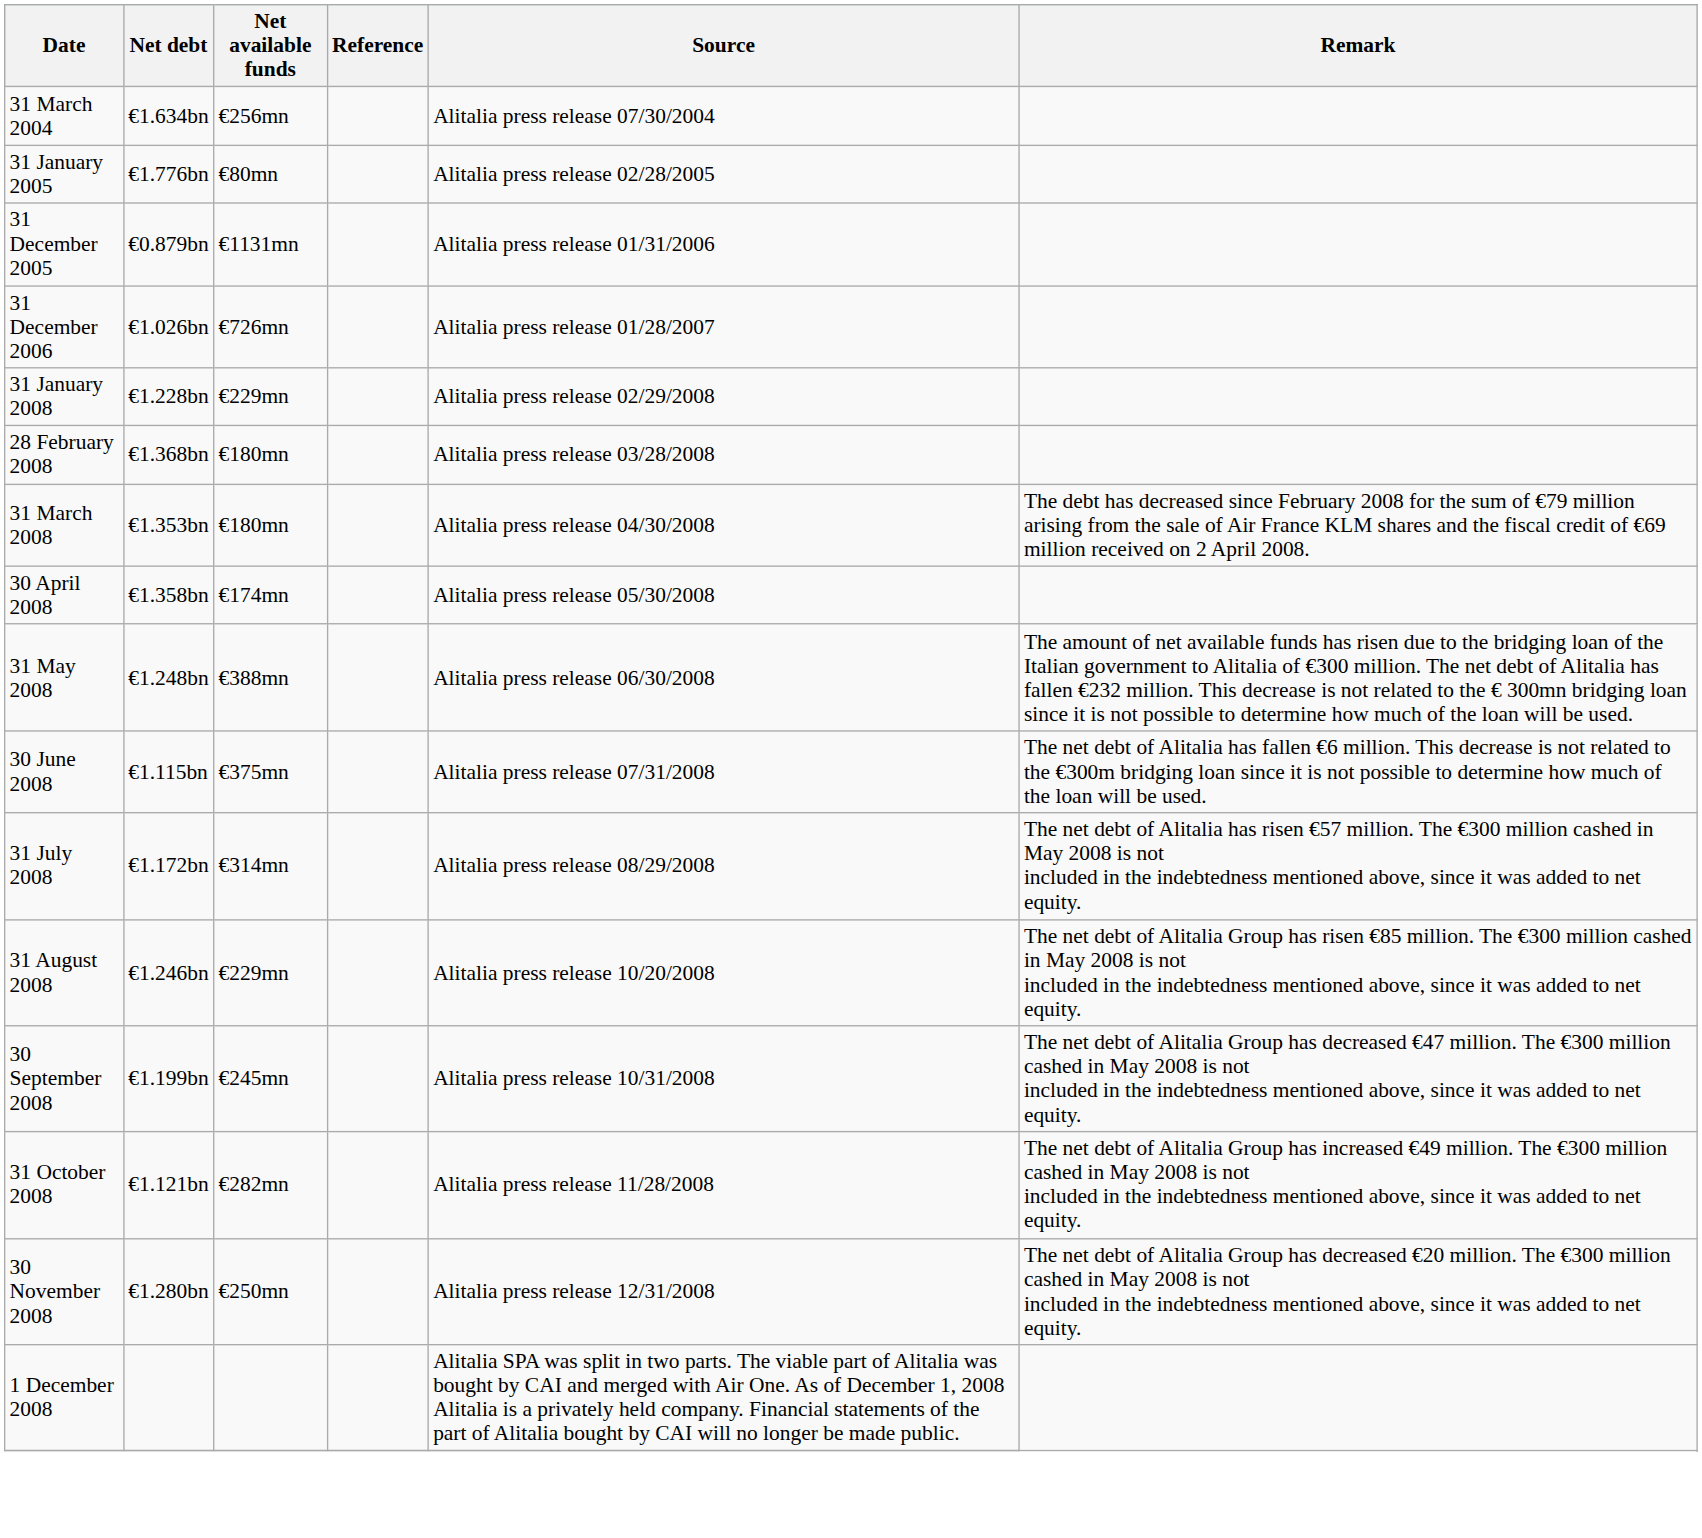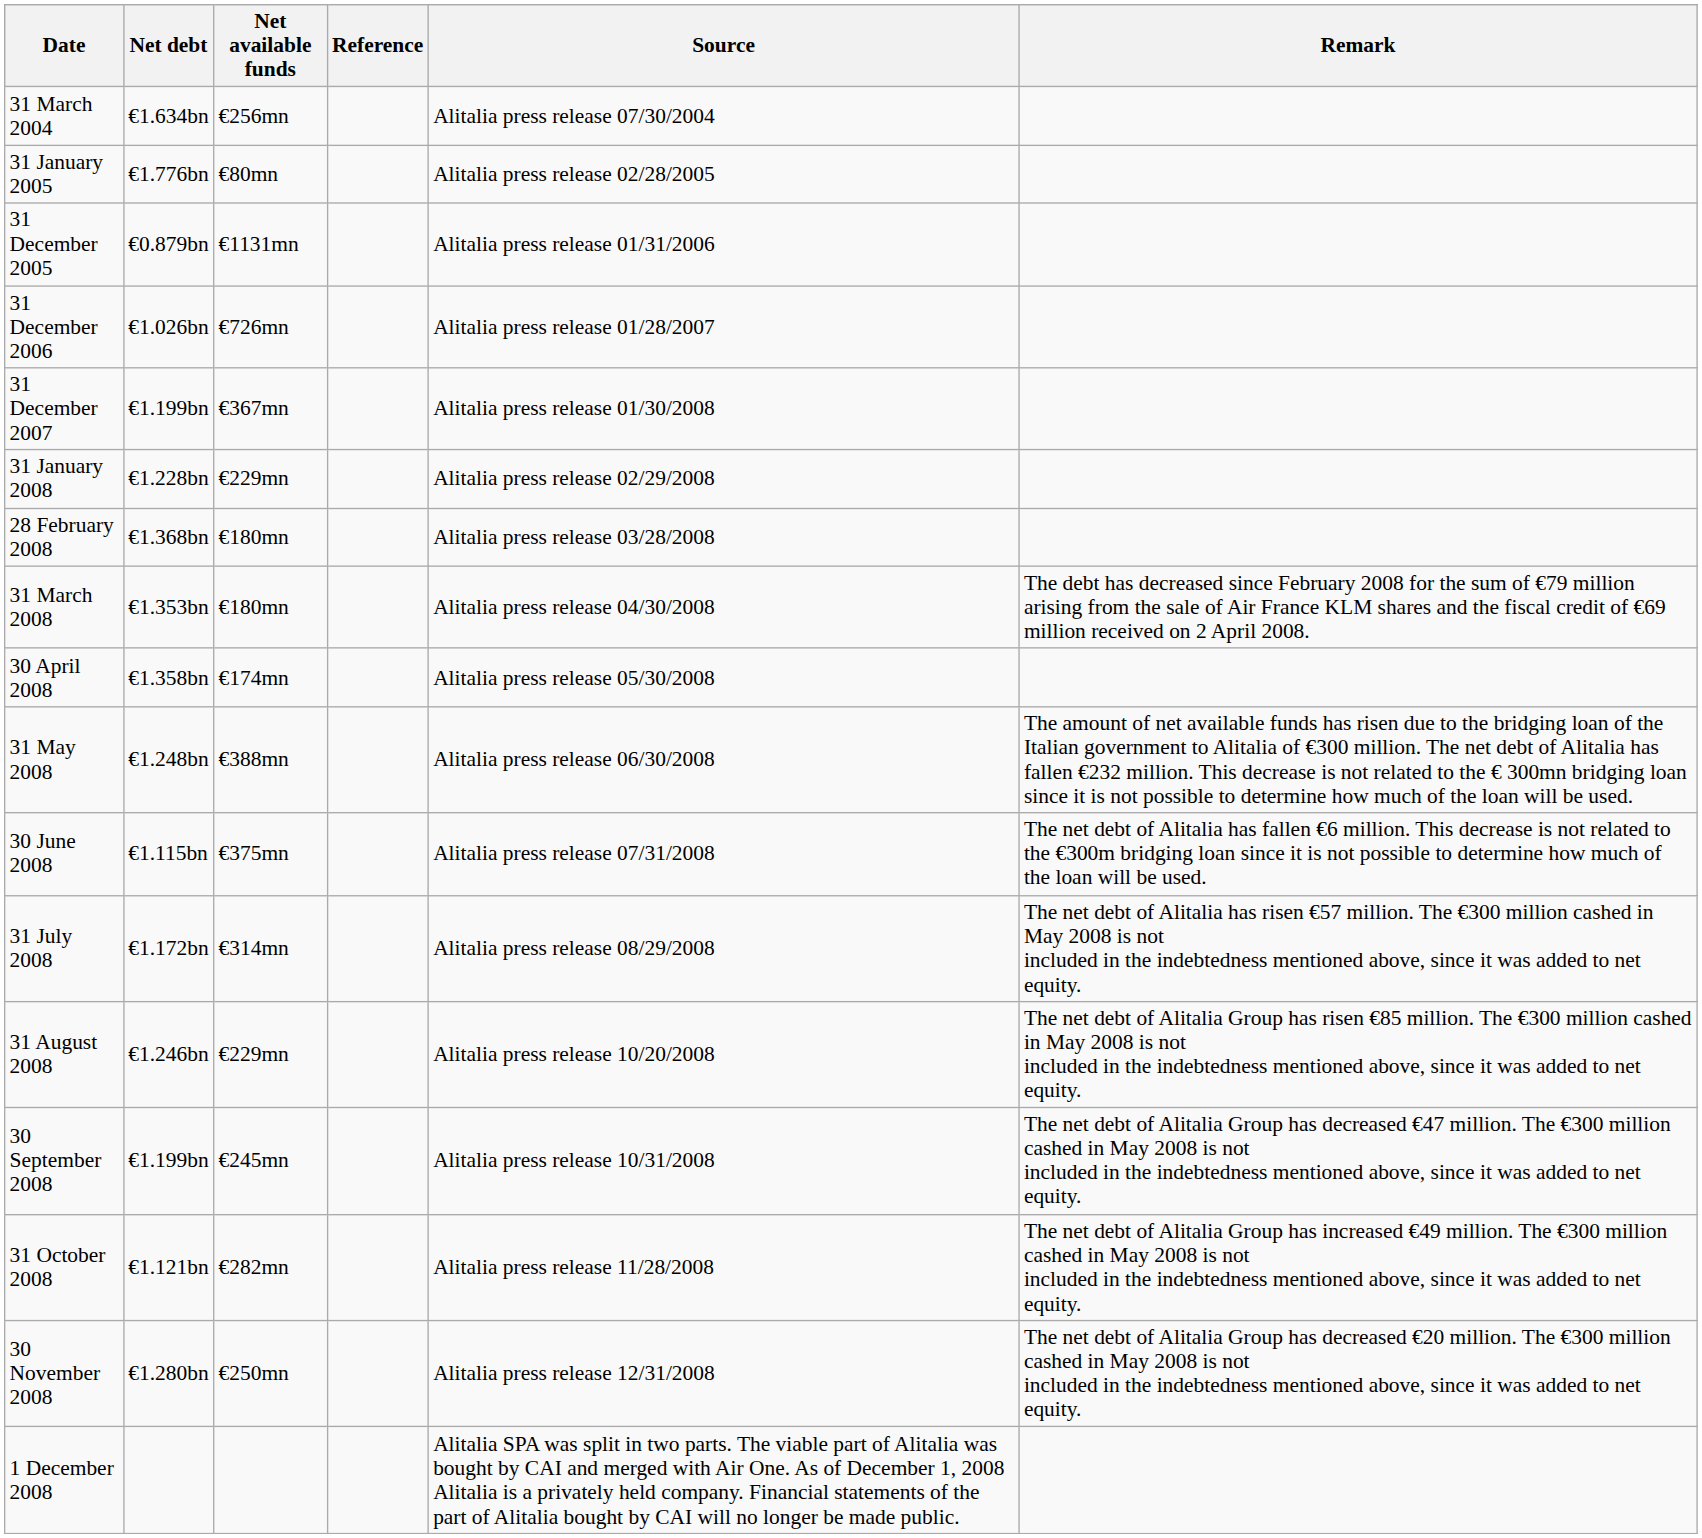+ row: (54, 408)
